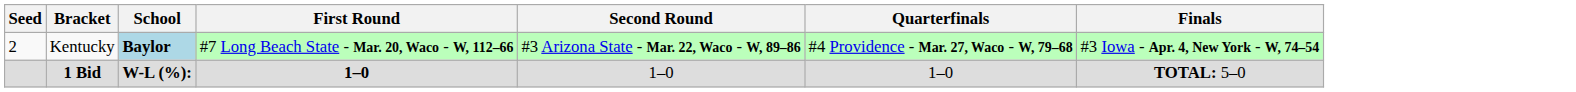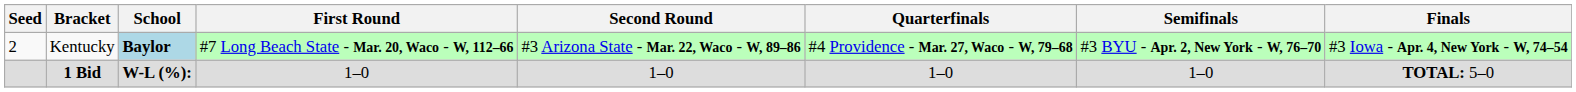+ column: (1201, 18)
(357, 73) bold -> (357, 73) normal
